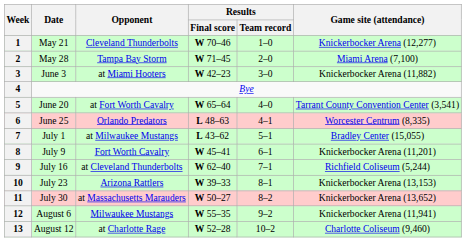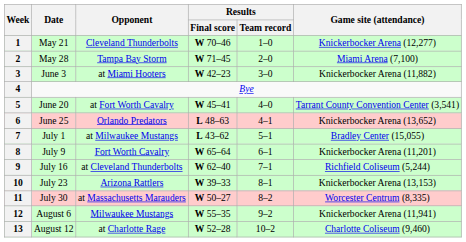(213, 105) W 65–64 -> (213, 105) W 45–41
(377, 120) Worcester Centrum (8,335) -> (377, 120) Knickerbocker Arena (13,652)
(213, 151) W 45–41 -> (213, 151) W 65–64
(377, 198) Knickerbocker Arena (13,652) -> (377, 198) Worcester Centrum (8,335)
